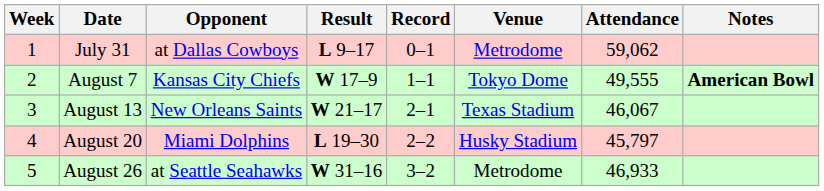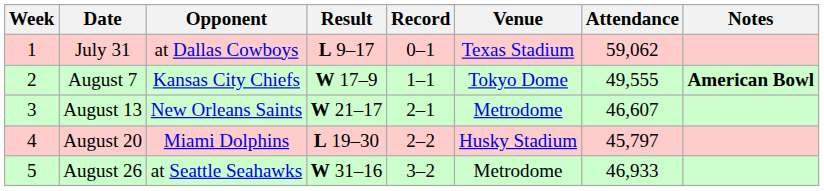(518, 49) Metrodome -> (518, 49) Texas Stadium
(518, 110) Texas Stadium -> (518, 110) Metrodome
(632, 110) 46,067 -> (632, 110) 46,607
